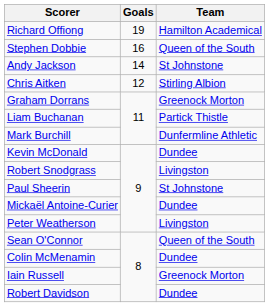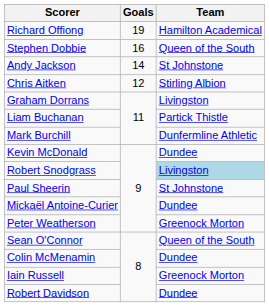(201, 100) Greenock Morton -> (184, 100) Livingston
(184, 170) no background -> (184, 170) lightblue background
(184, 223) Livingston -> (201, 223) Greenock Morton
